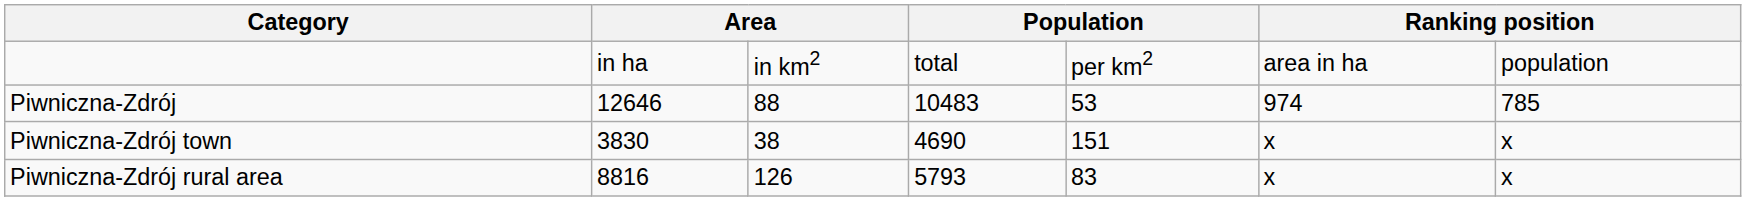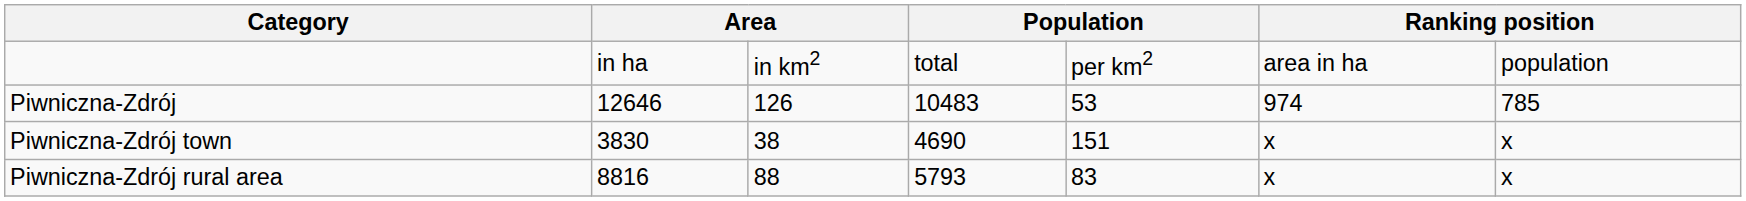(767, 103) 88 -> (773, 103) 126
(773, 177) 126 -> (767, 177) 88
